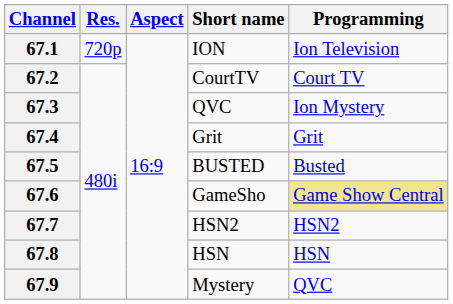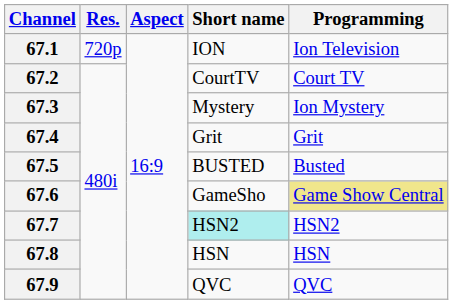(212, 107) QVC -> (223, 107) Mystery
(216, 225) no background -> (216, 225) paleturquoise background
(223, 284) Mystery -> (212, 284) QVC
